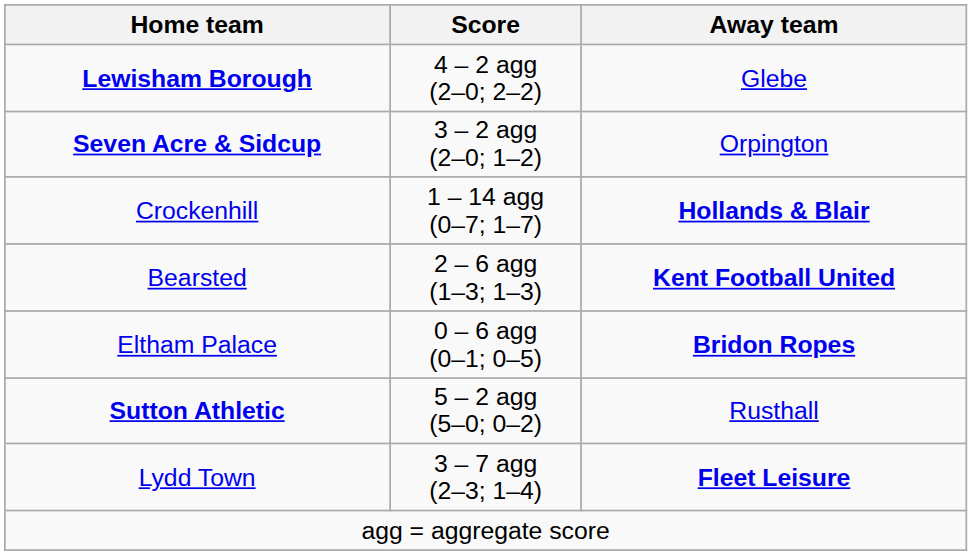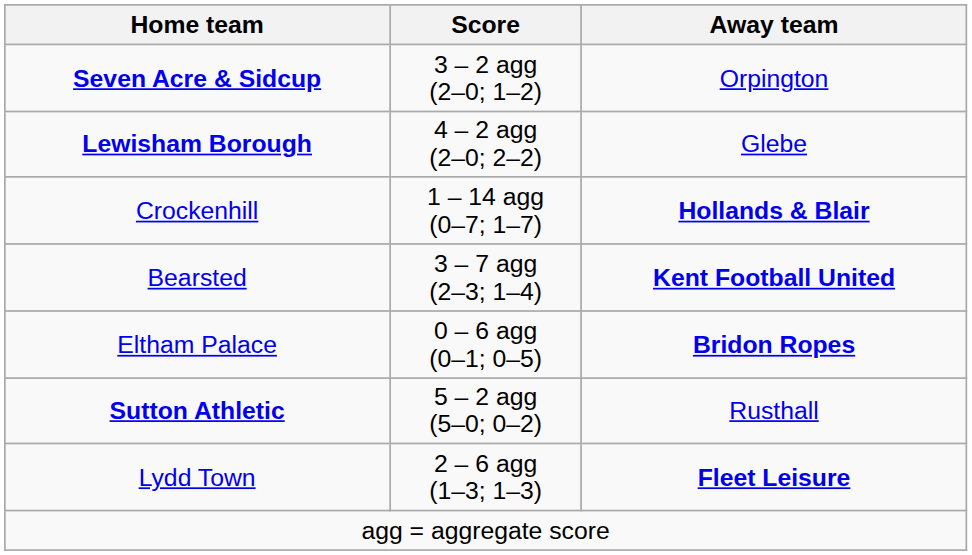rows swapped: (197, 78) <-> (197, 144)
(486, 278) 2 – 6 agg (1–3; 1–3) -> (486, 278) 3 – 7 agg (2–3; 1–4)
(486, 478) 3 – 7 agg (2–3; 1–4) -> (486, 478) 2 – 6 agg (1–3; 1–3)
